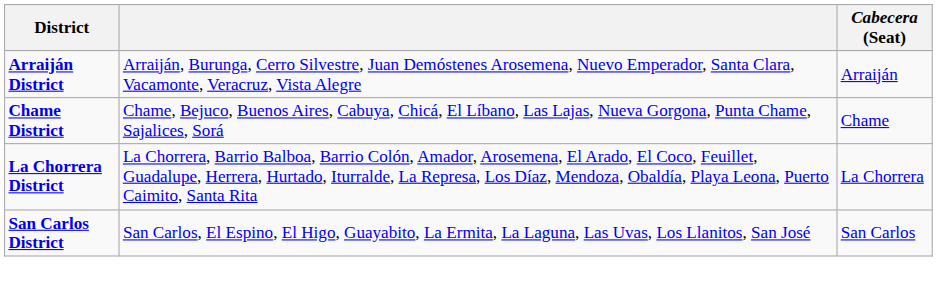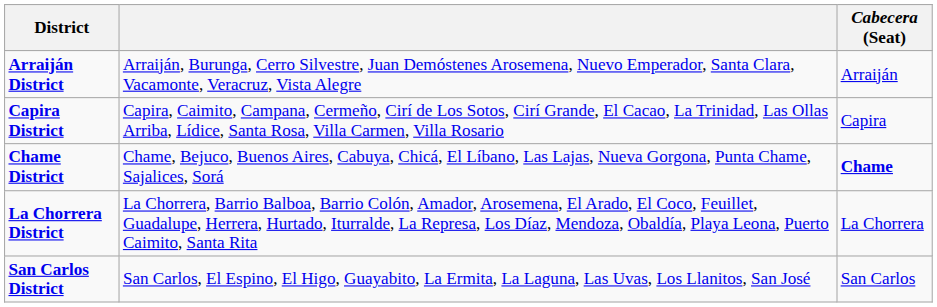+ row: (36, 120)
(865, 120) normal -> (867, 166) bold
